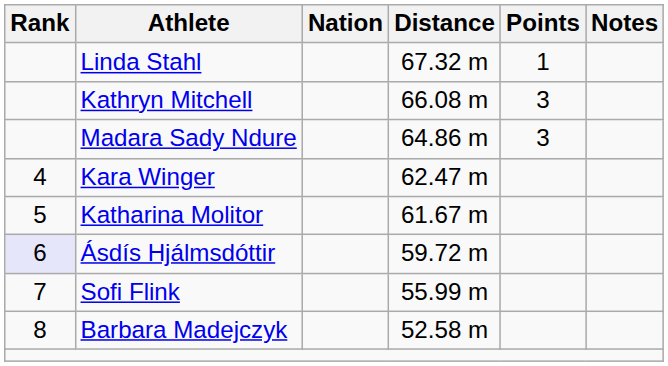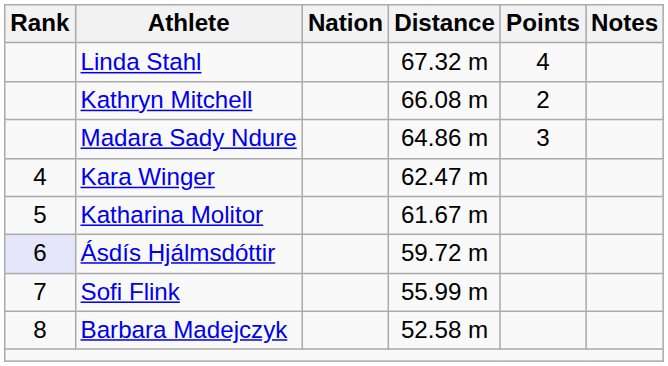(543, 61) 1 -> (543, 61) 4
(543, 100) 3 -> (543, 100) 2
